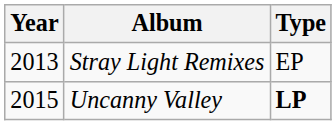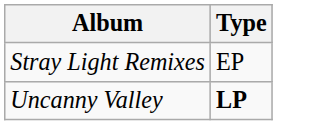- column: (34, 23)
